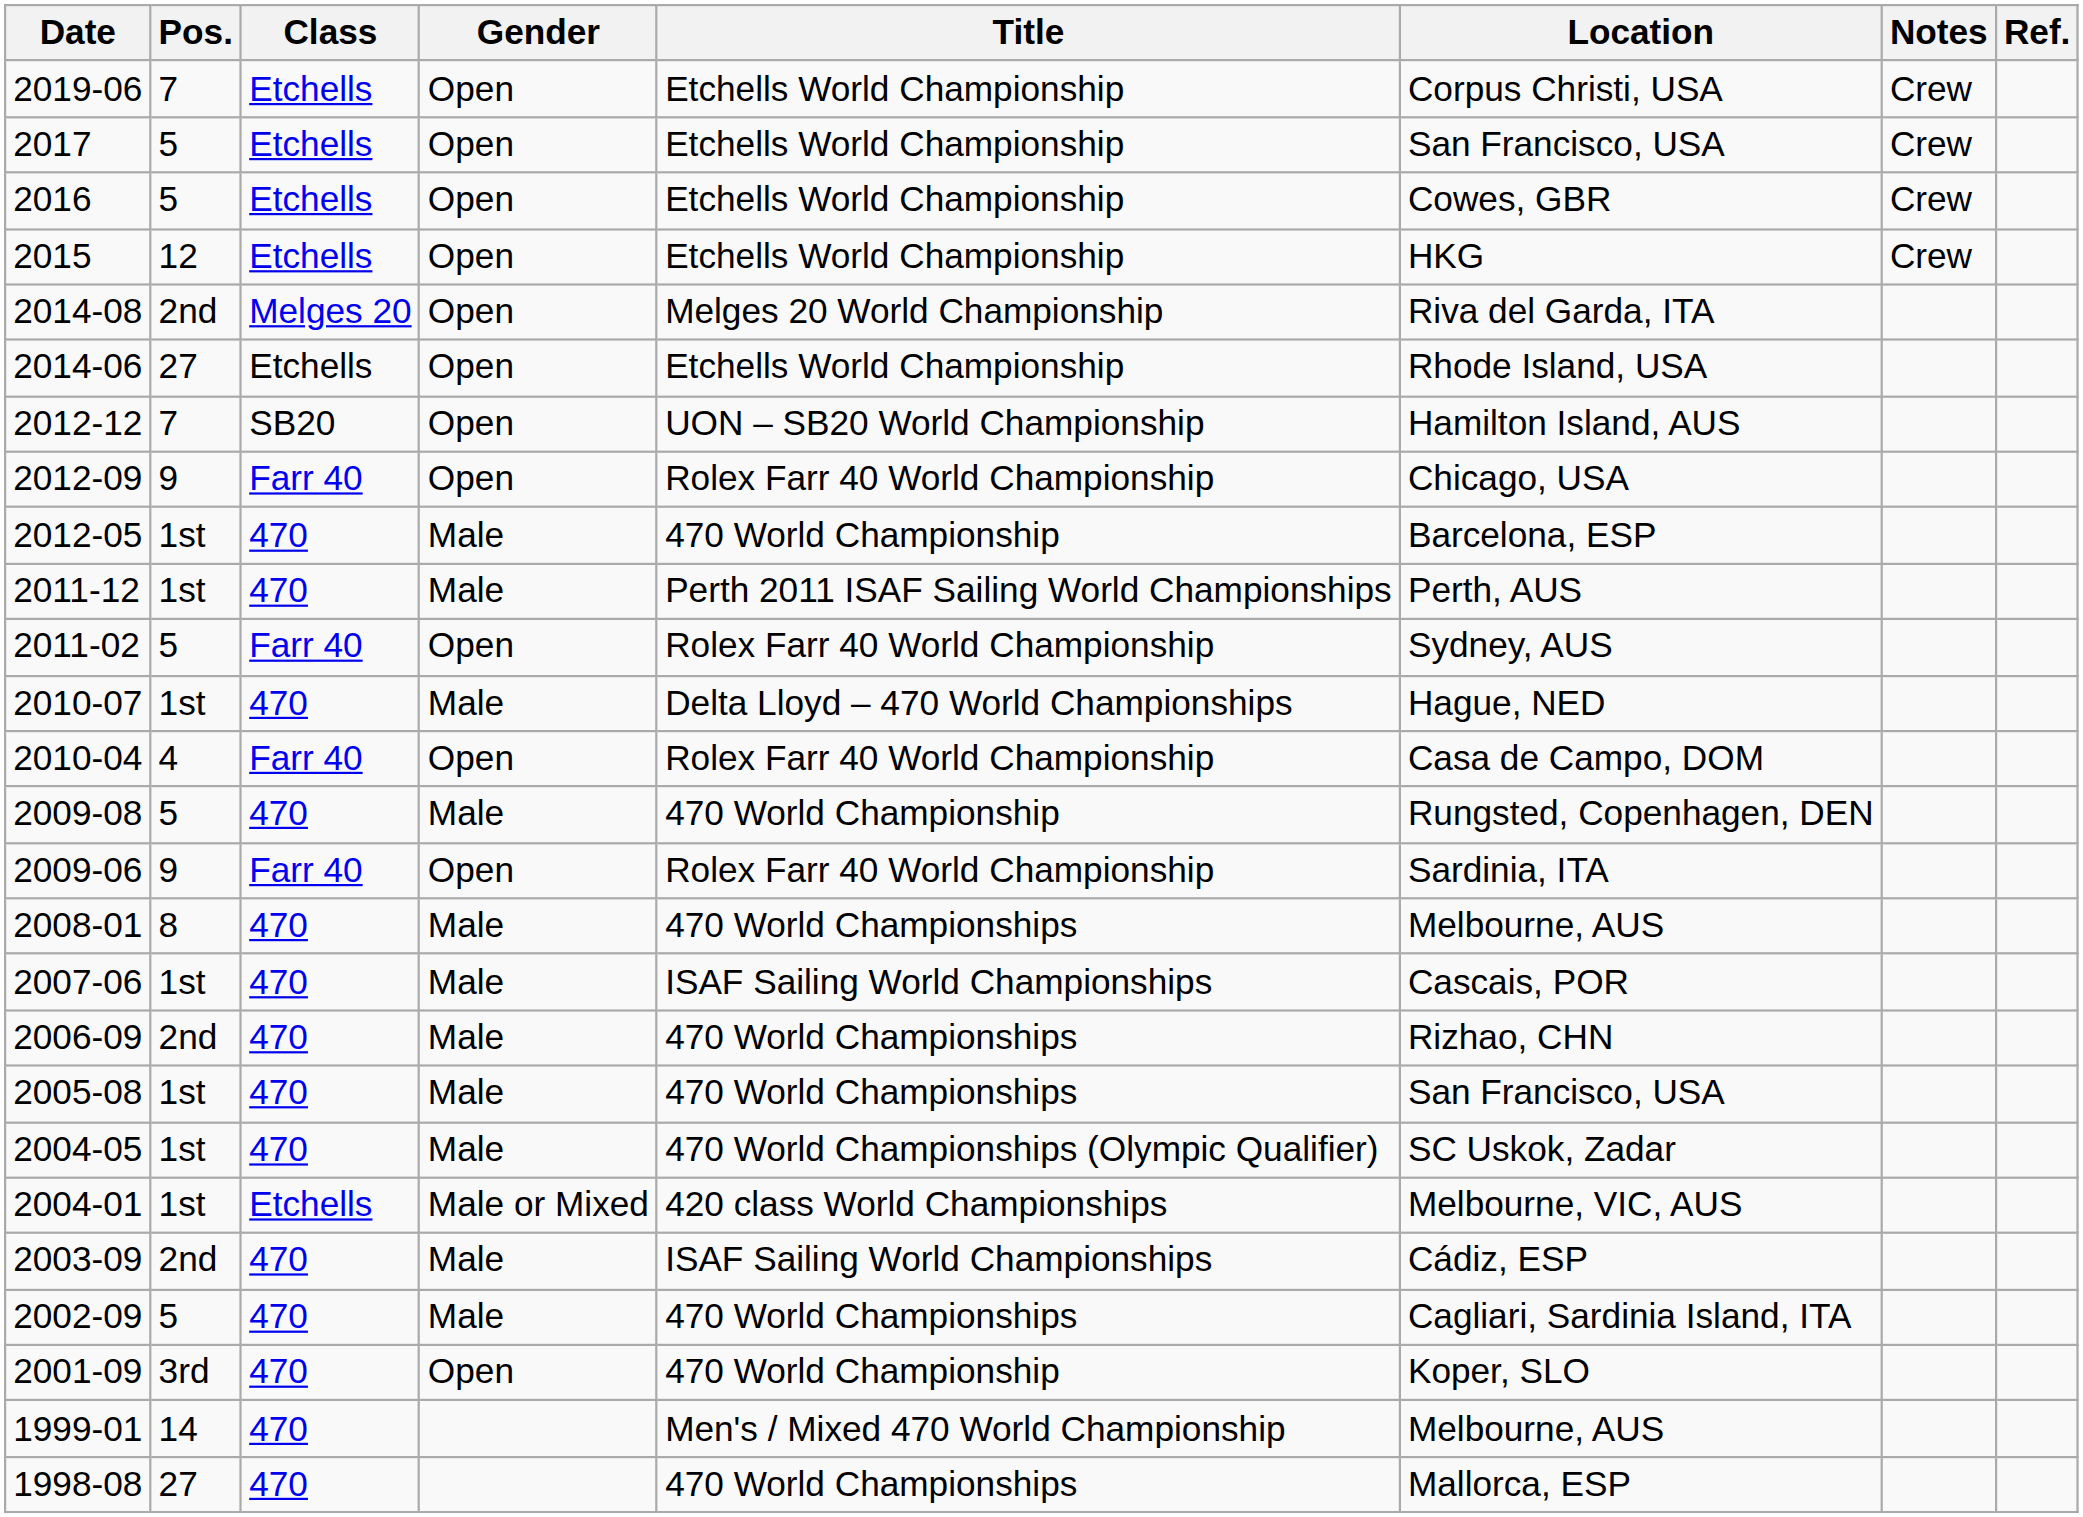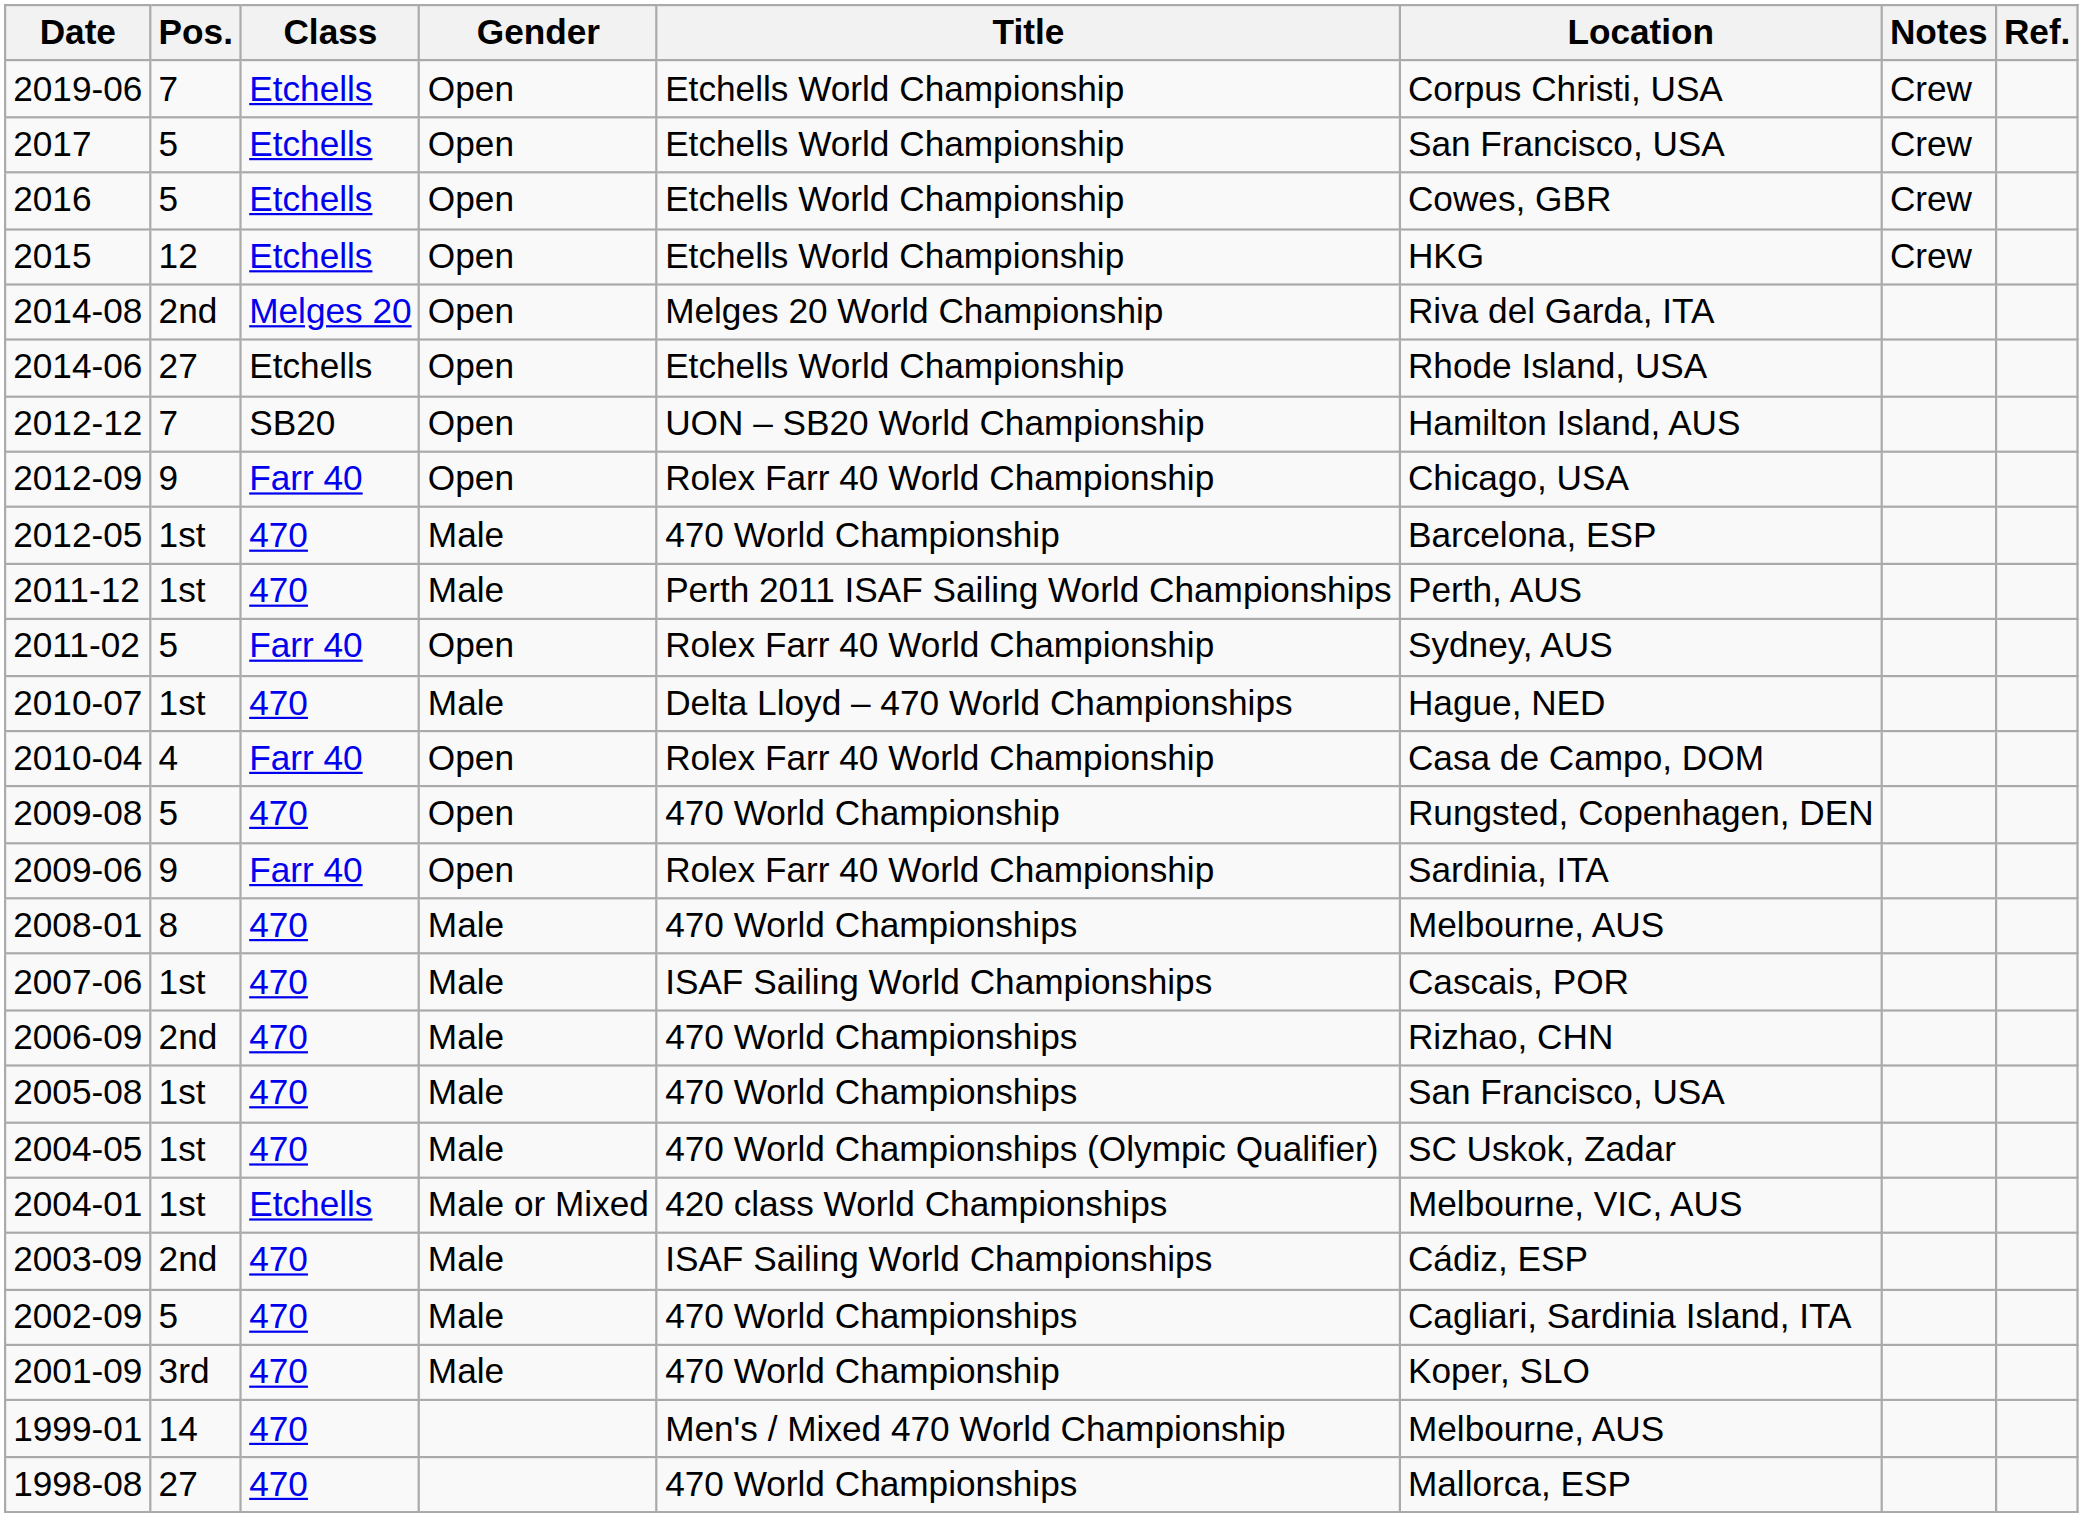(466, 813) Male -> (471, 813) Open
(471, 1372) Open -> (466, 1372) Male
